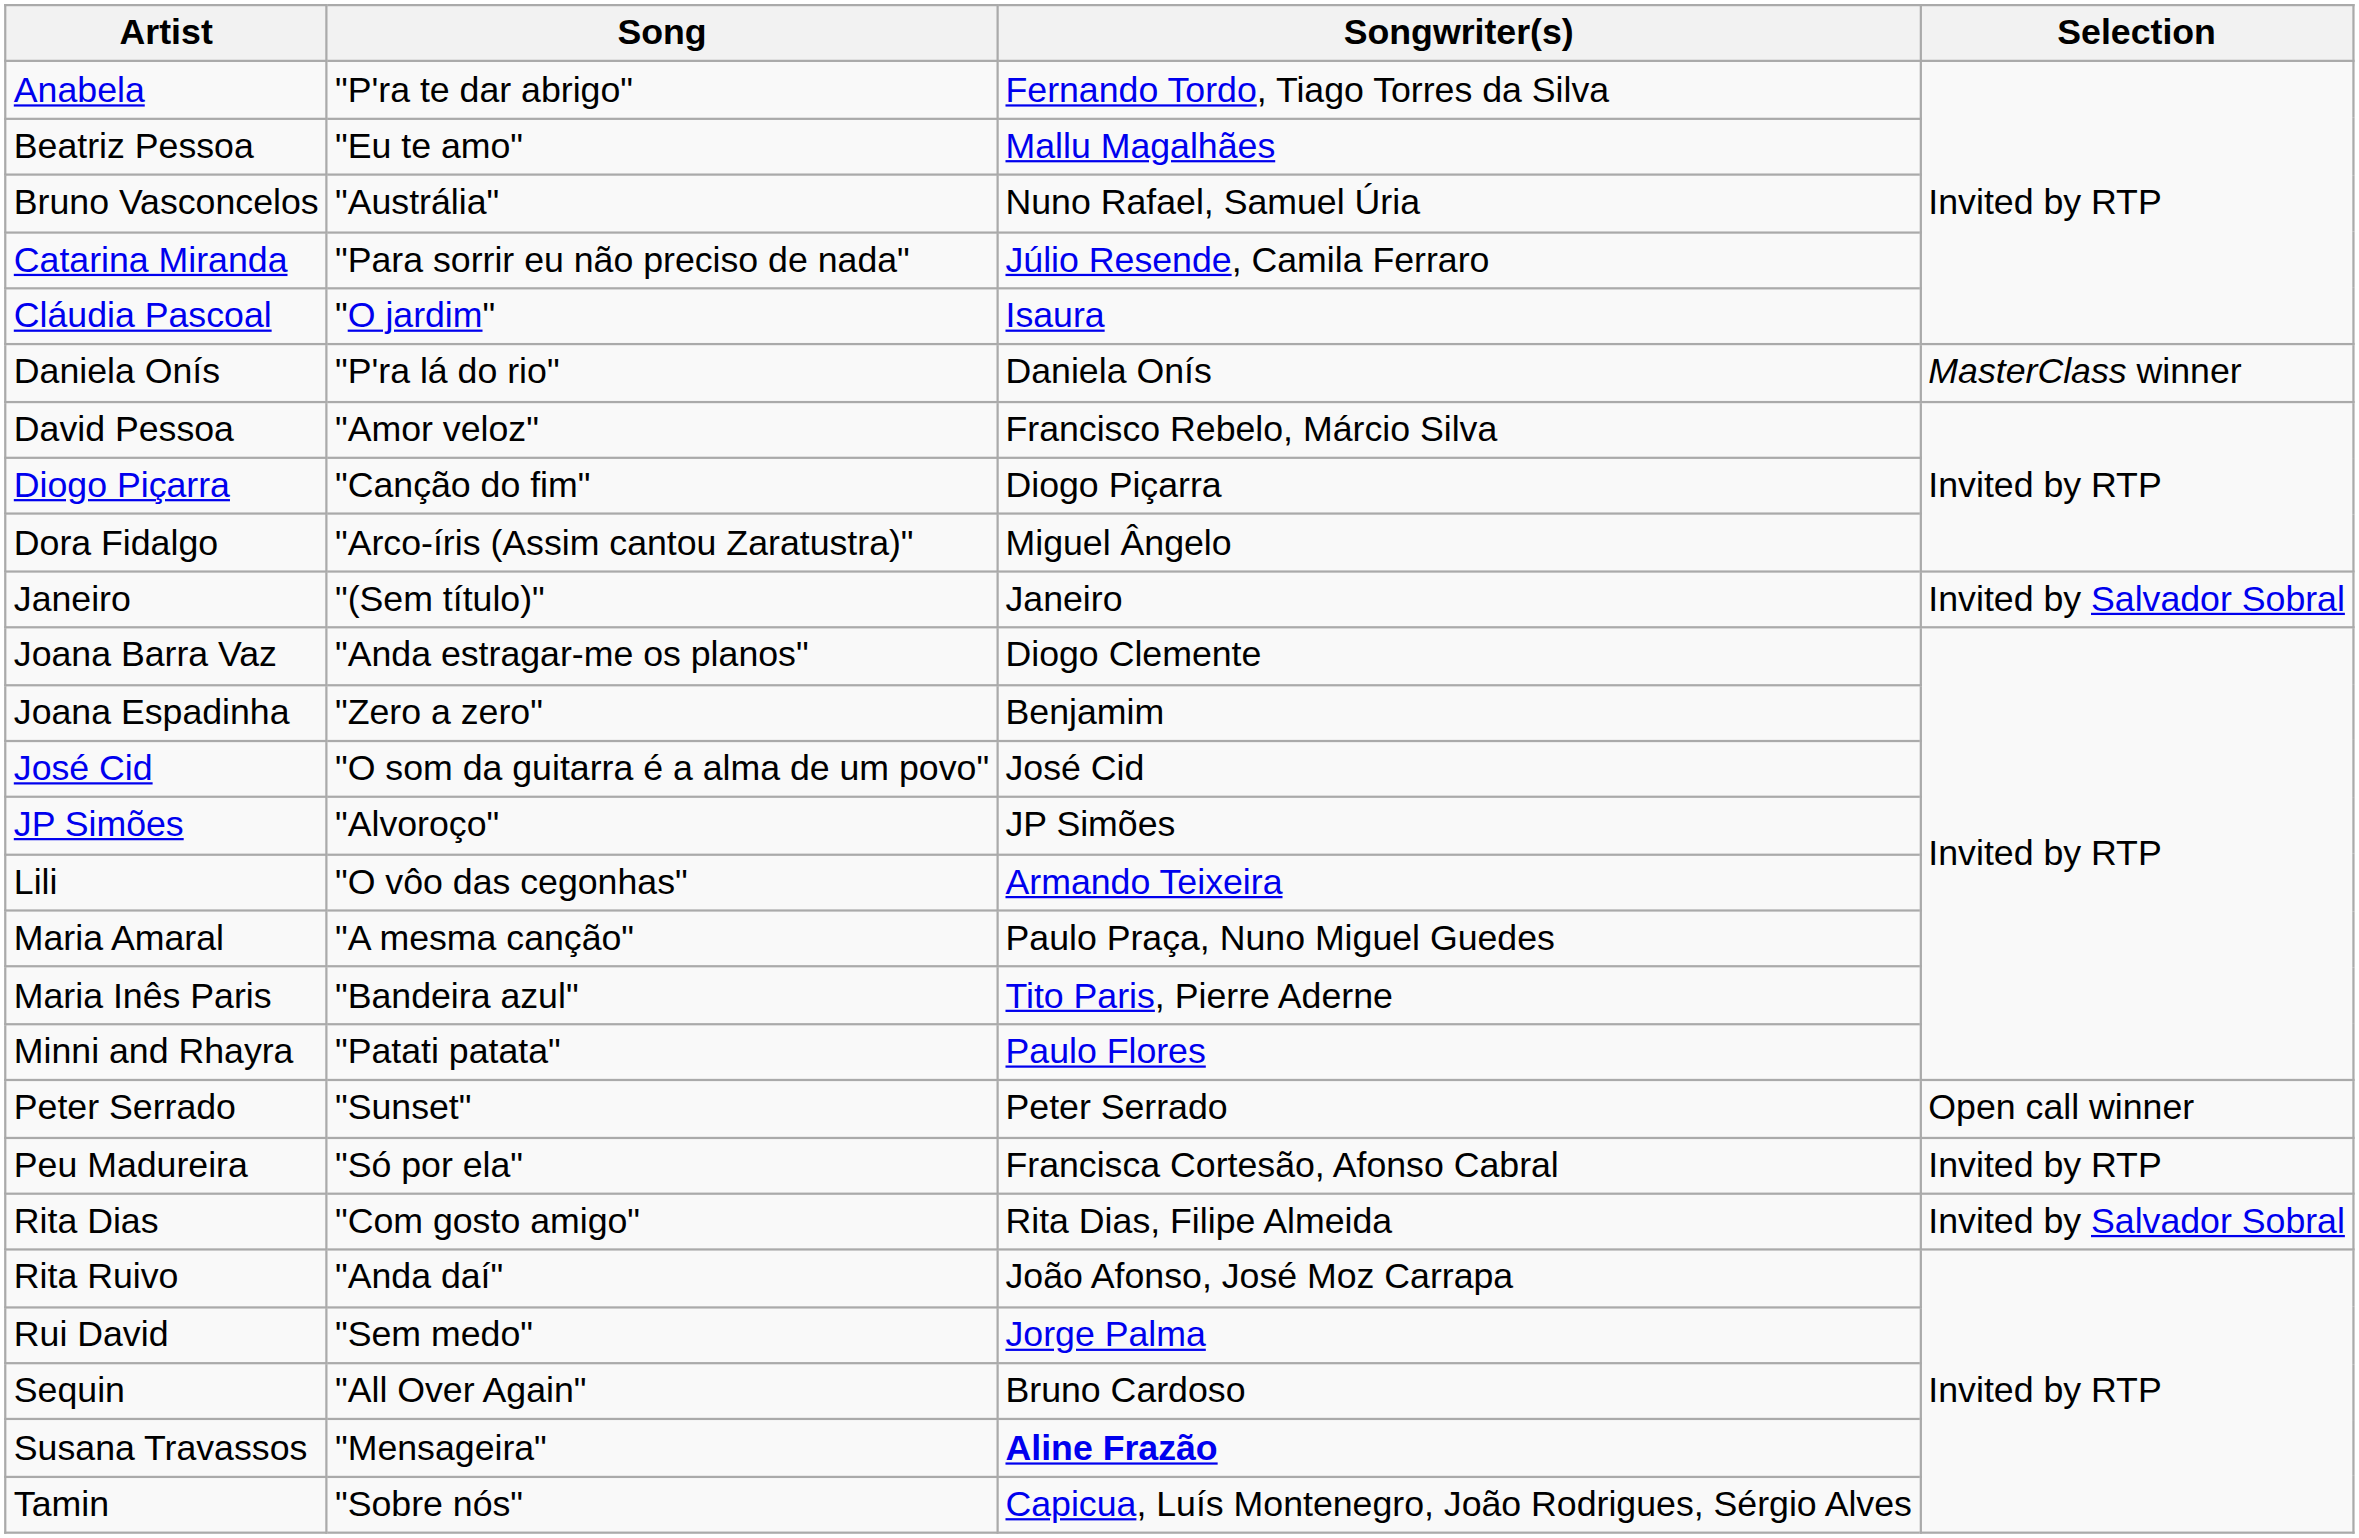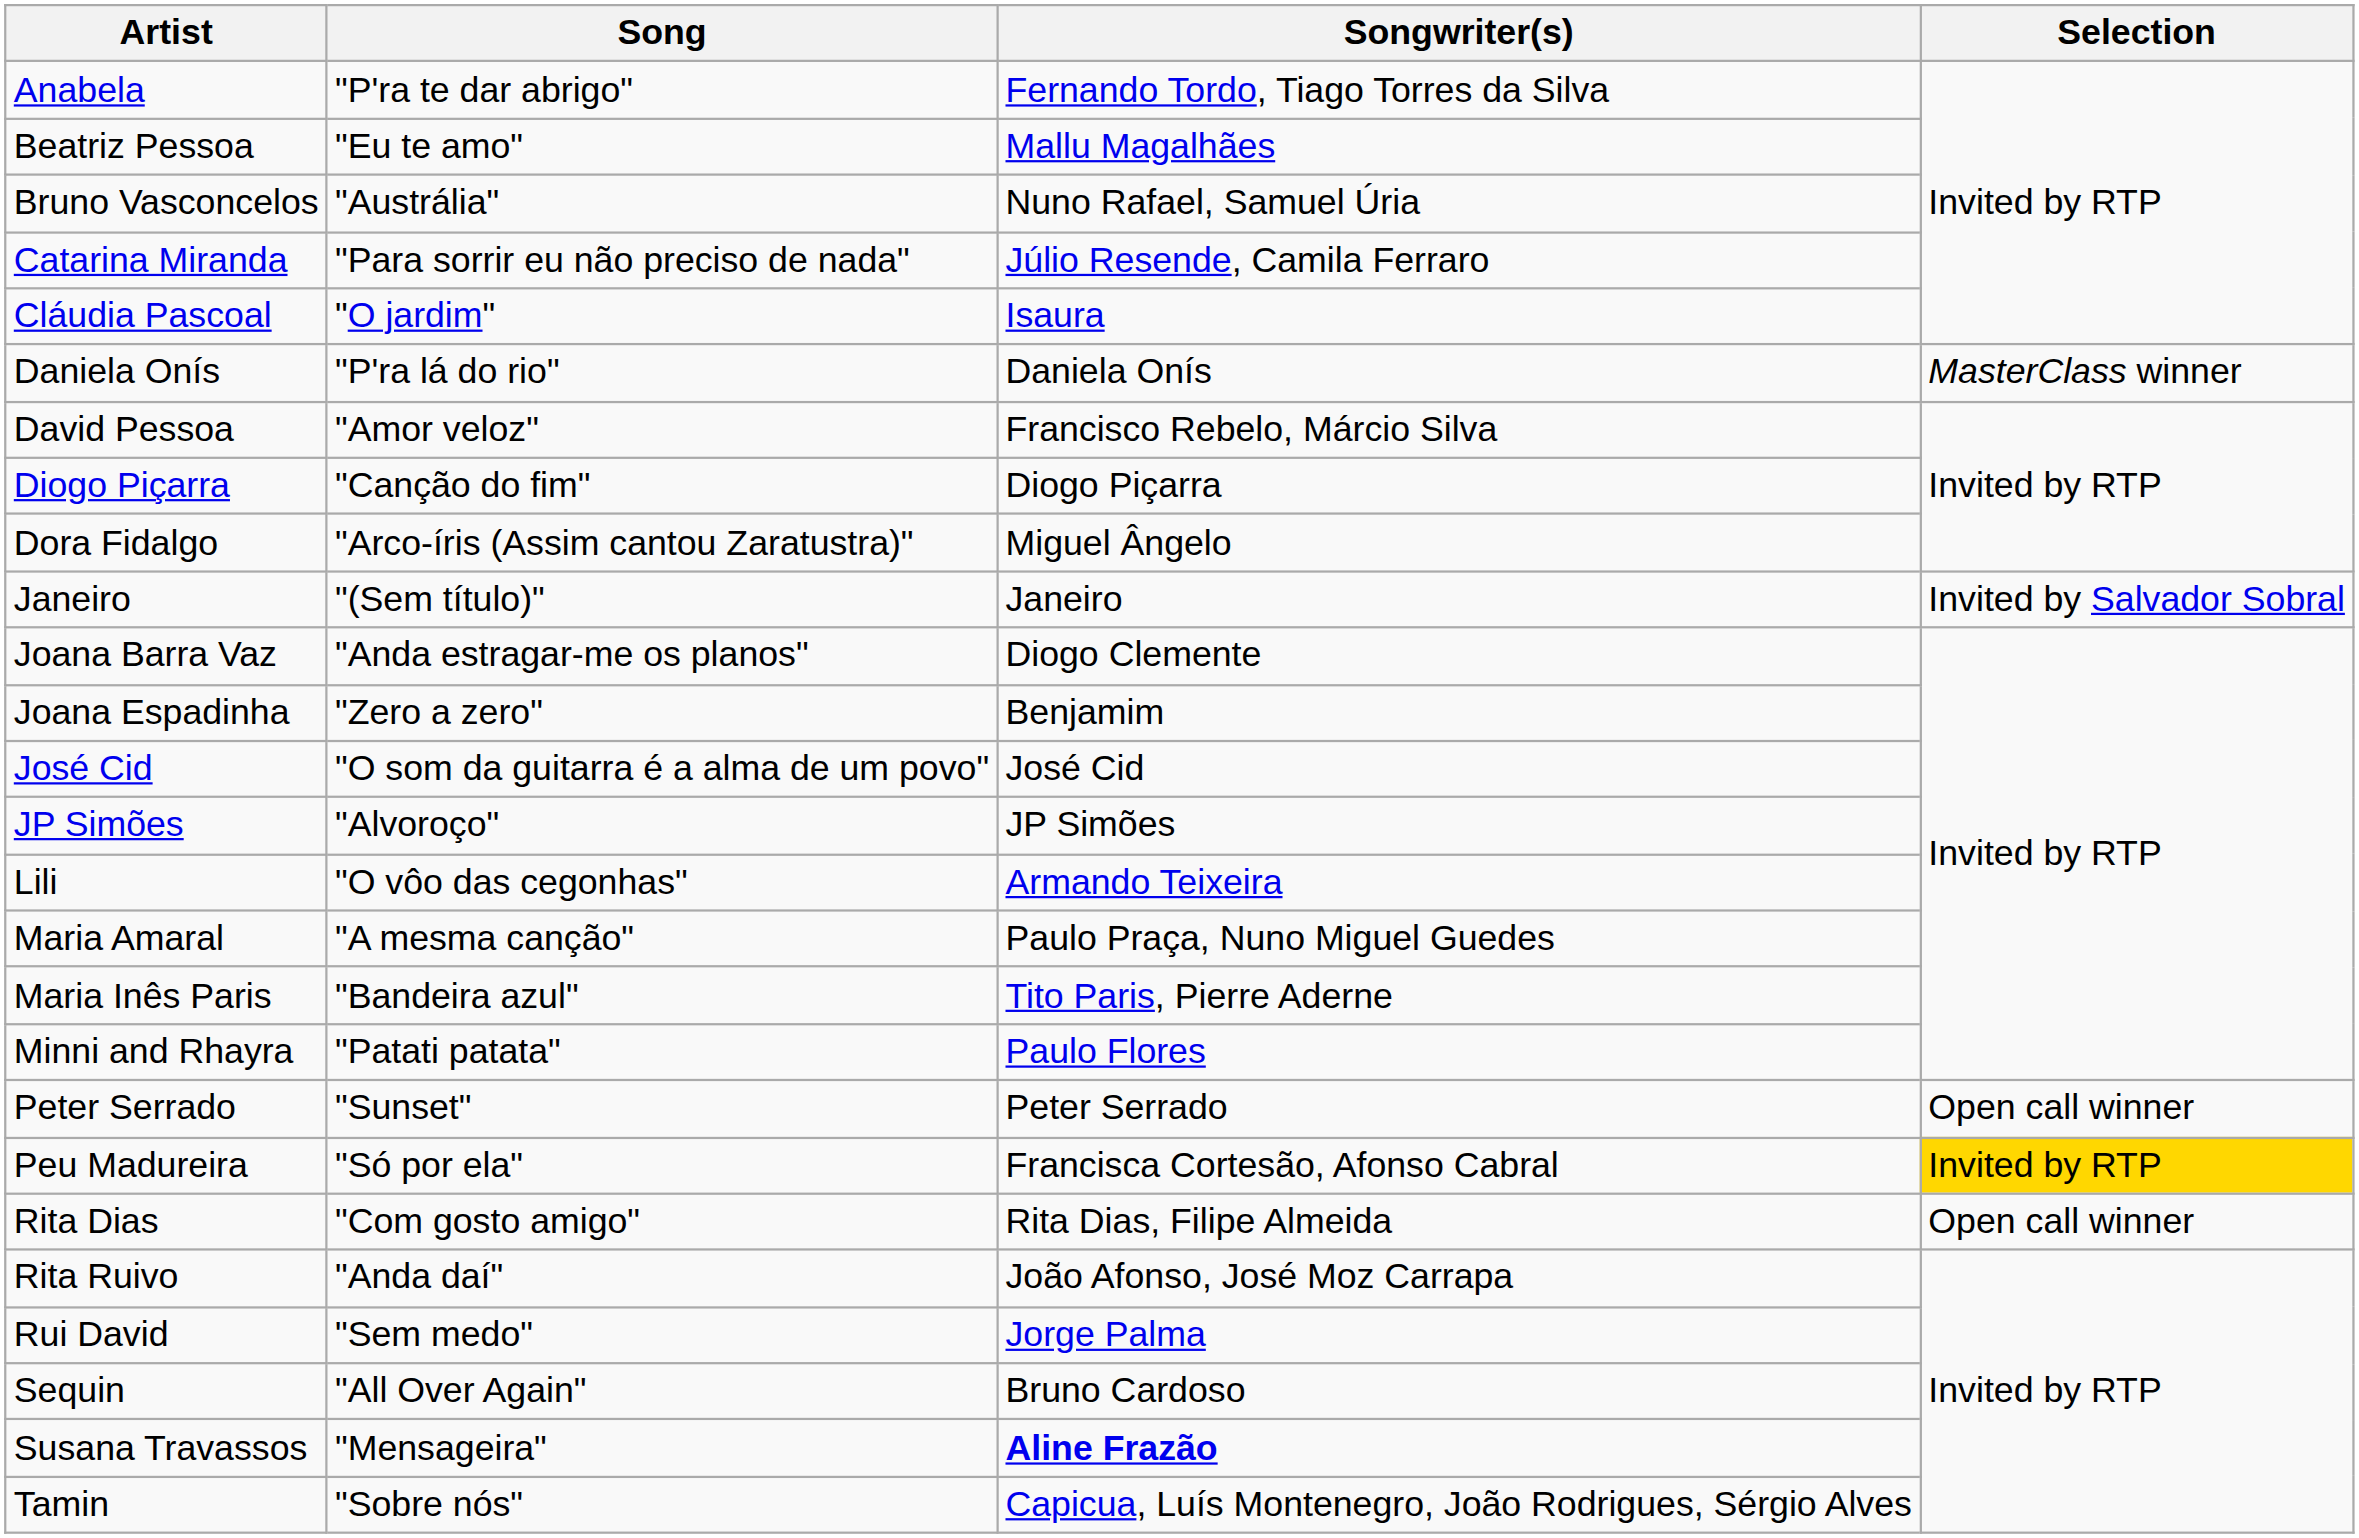(2045, 1164) no background -> (2045, 1164) gold background
(2137, 1221) Invited by Salvador Sobral -> (2061, 1221) Open call winner
